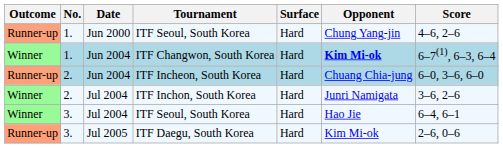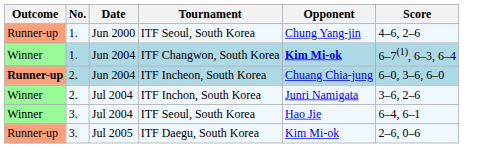- column: (300, 13)
(33, 75) normal -> (35, 75) bold
